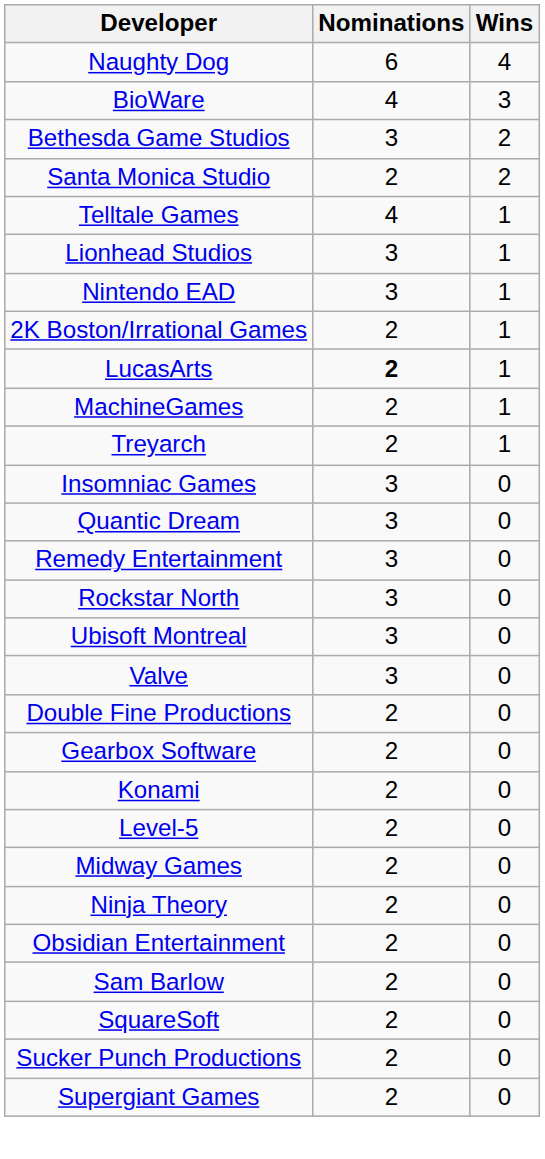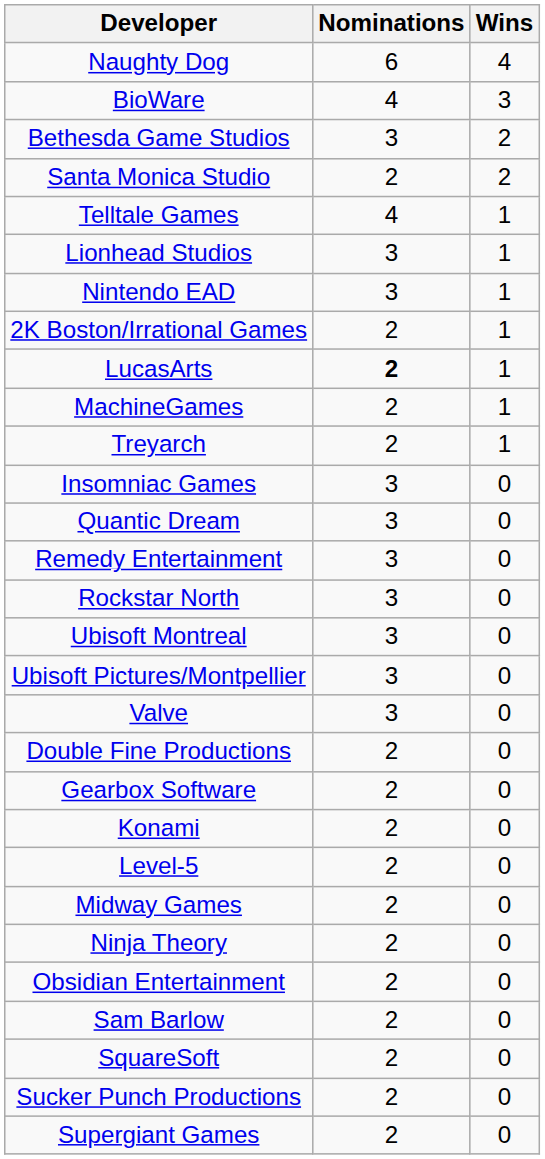+ row: (159, 675)
